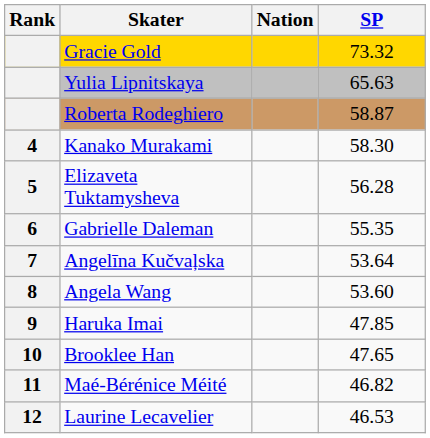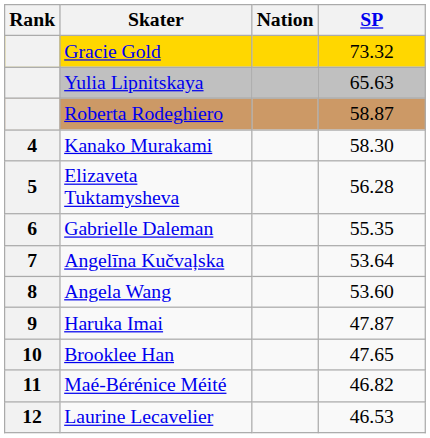(372, 323) 47.85 -> (372, 323) 47.87
